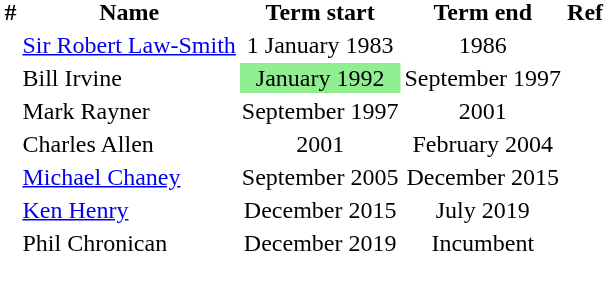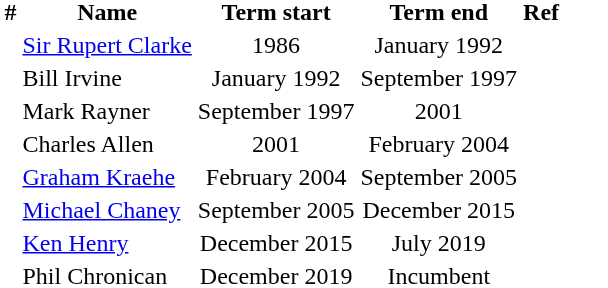- row: (129, 44)
+ row: (107, 44)
(320, 77) lightgreen background -> (276, 77) no background
+ row: (99, 176)
